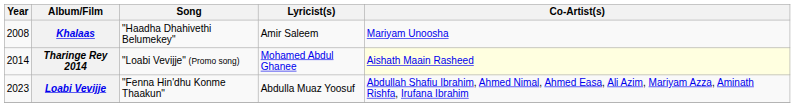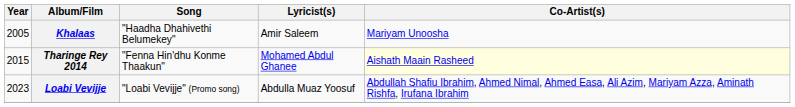(18, 34) 2008 -> (18, 34) 2005
(18, 61) 2014 -> (18, 61) 2015
(181, 61) "Loabi Vevijje" (Promo song) -> (174, 61) "Fenna Hin'dhu Konme Thaakun"
(174, 88) "Fenna Hin'dhu Konme Thaakun" -> (181, 88) "Loabi Vevijje" (Promo song)
